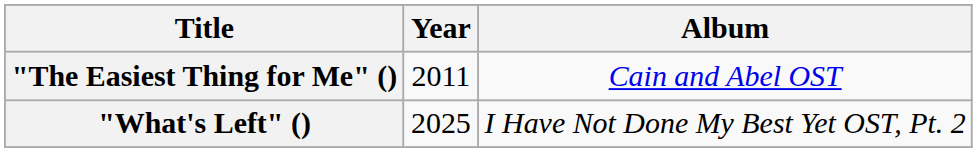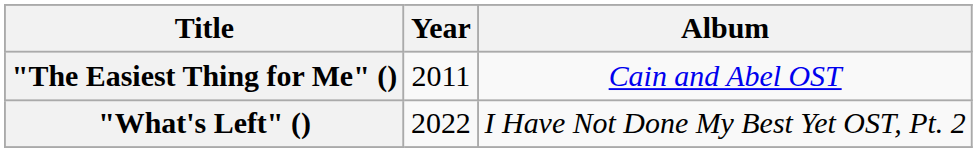(441, 123) 2025 -> (441, 123) 2022
